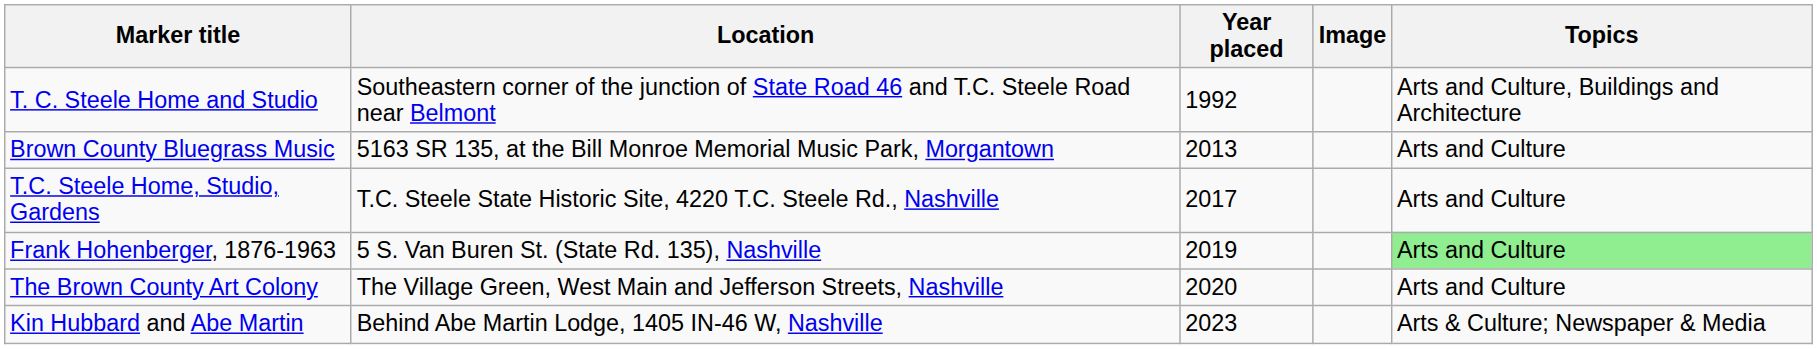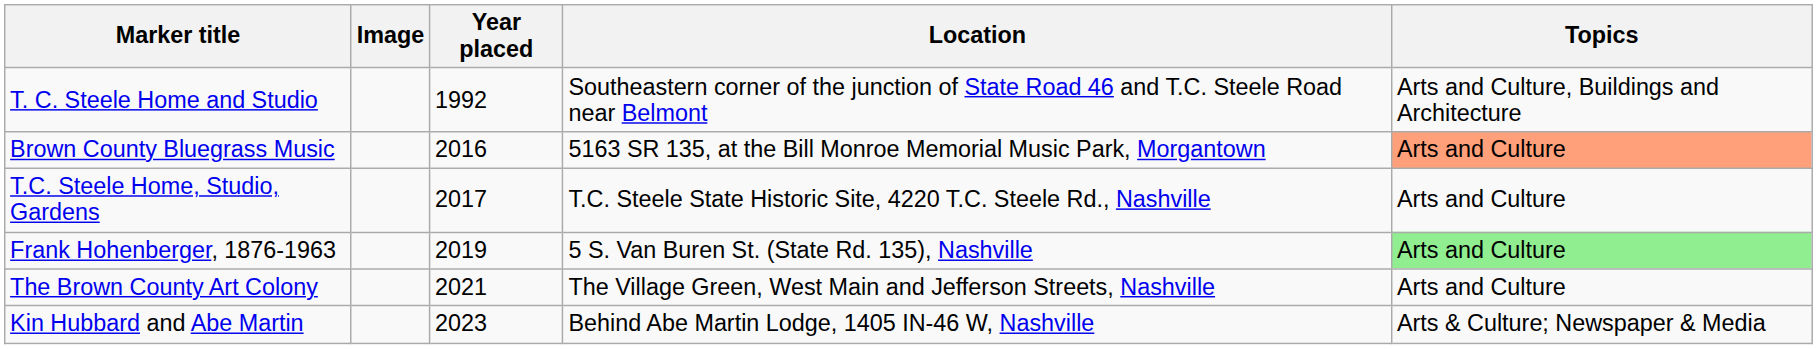columns swapped: (1352, 36) <-> (766, 36)
(1211, 149) 2013 -> (461, 149) 2016
(1481, 149) no background -> (1481, 149) lightsalmon background
(1211, 287) 2020 -> (461, 287) 2021
